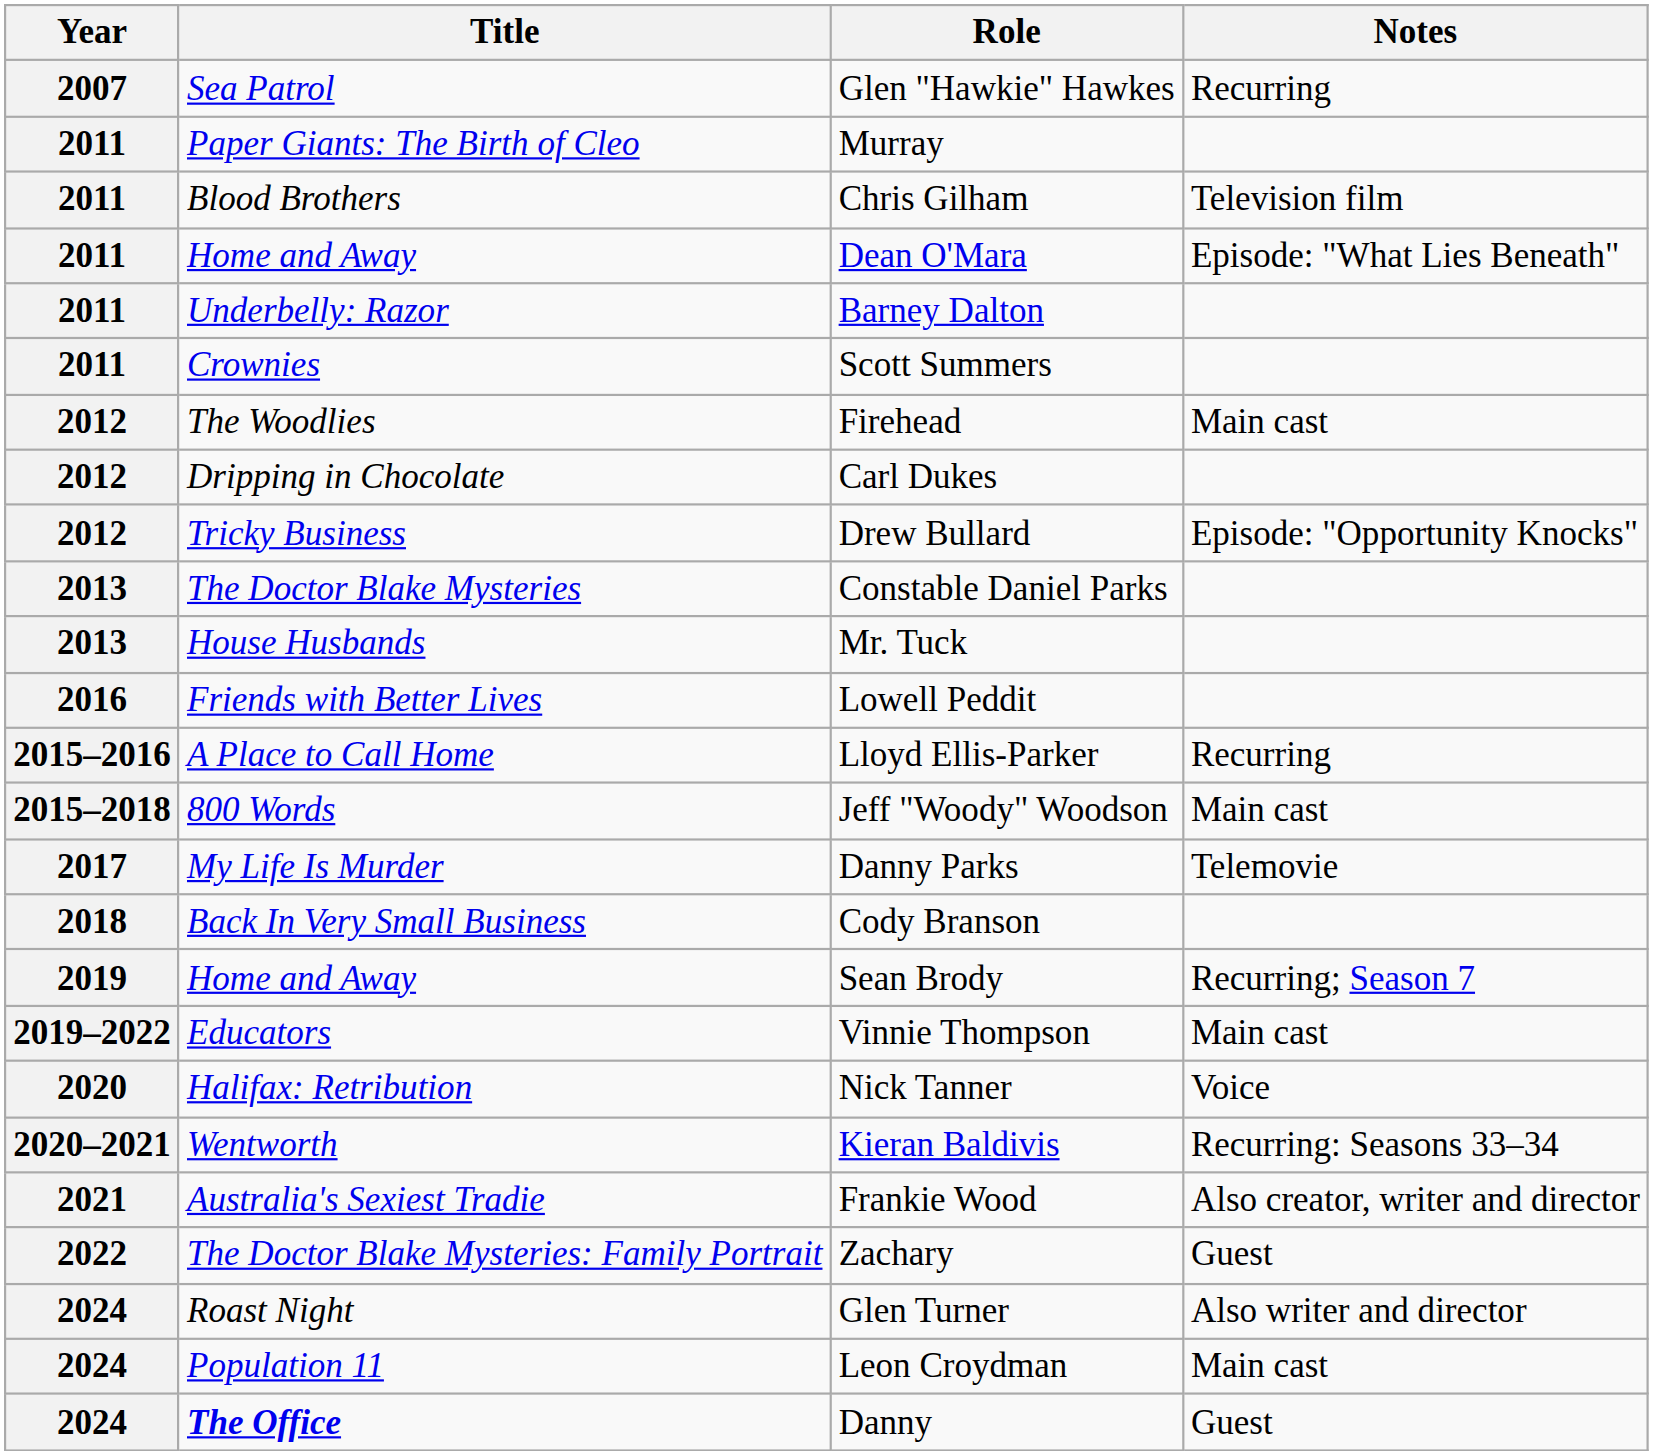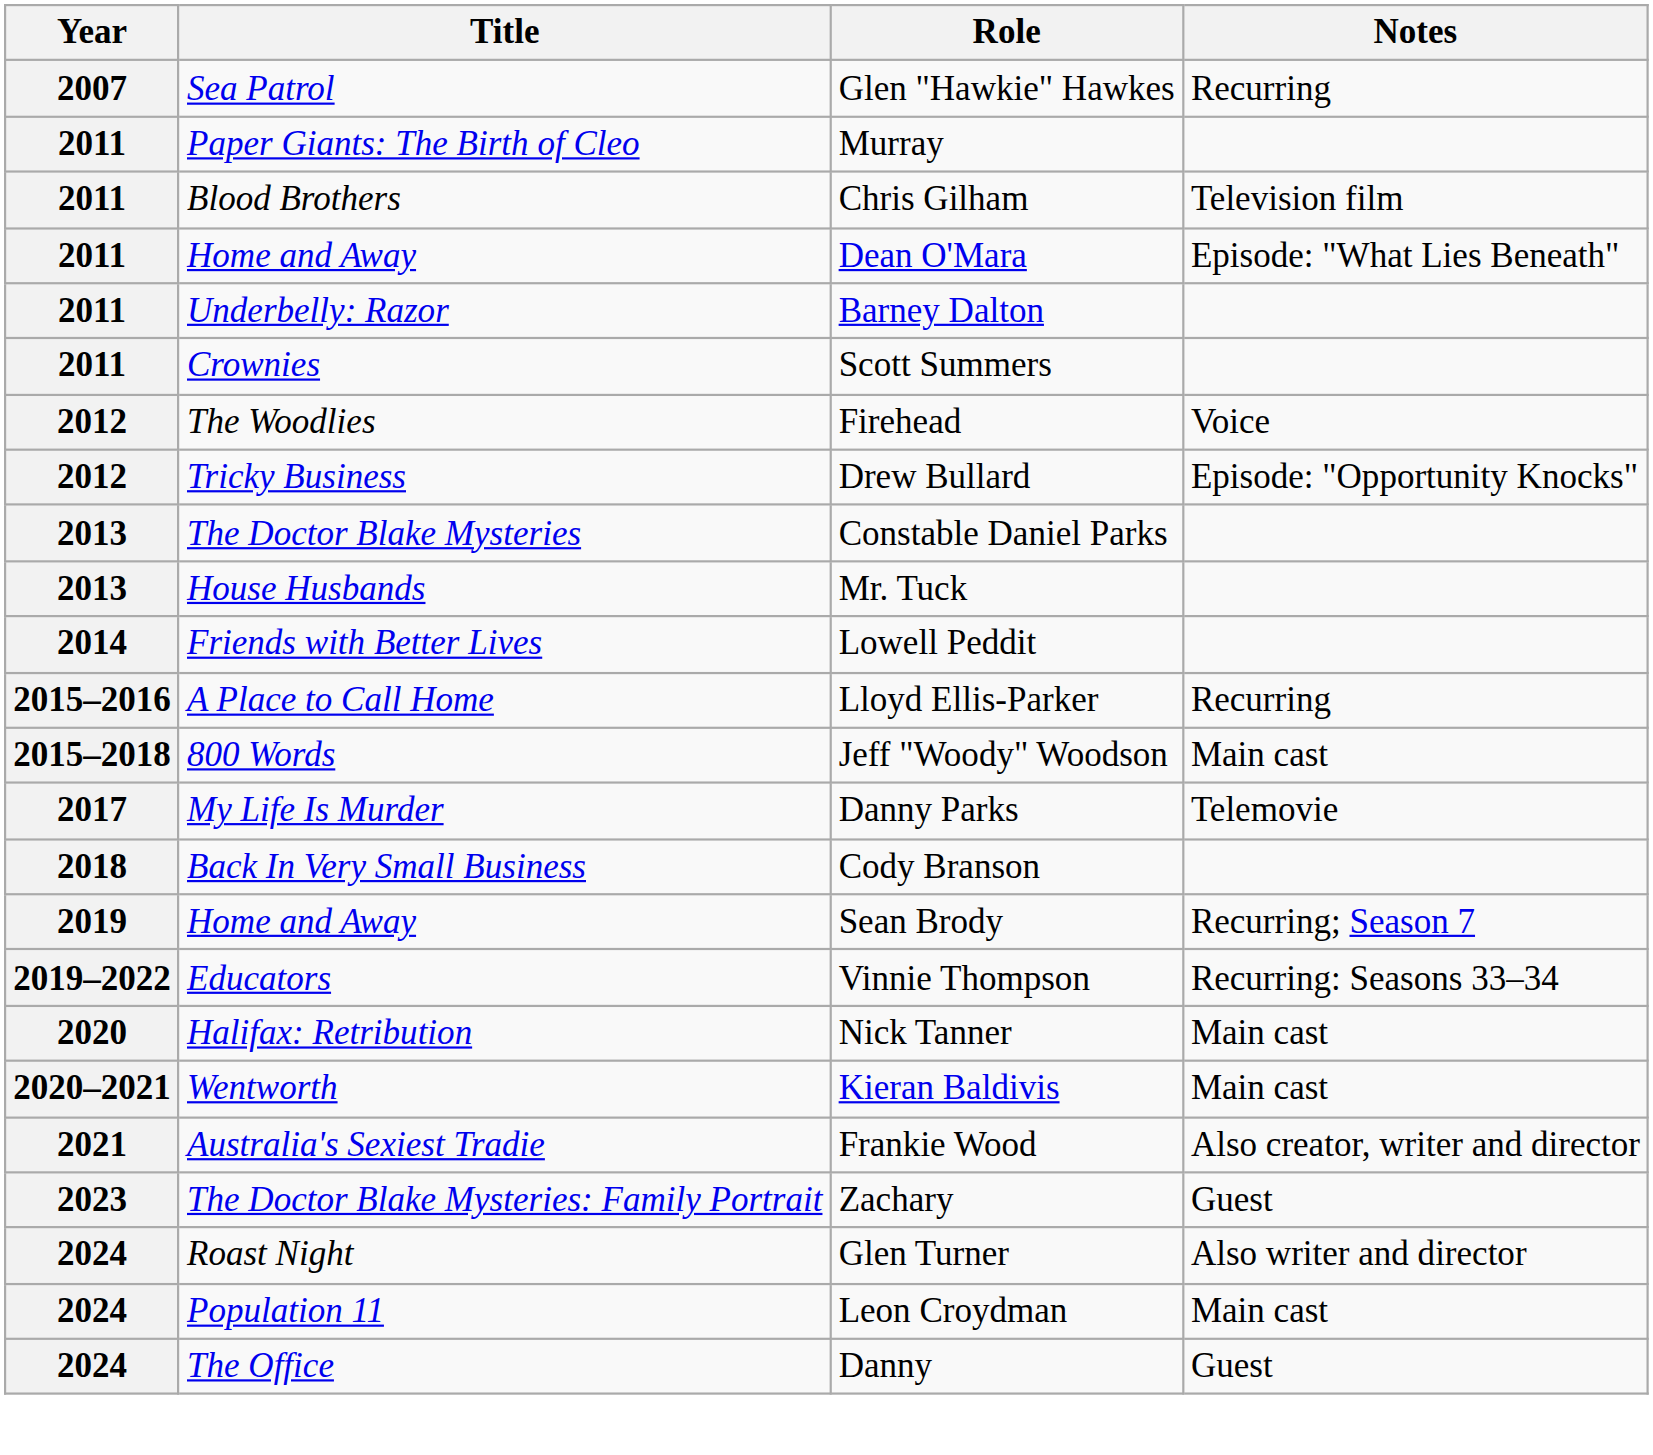(1259, 421) Main cast -> (1230, 421) Voice
- row: (918, 476)
(92, 699) 2016 -> (92, 643) 2014
(1259, 1032) Main cast -> (1375, 976) Recurring: Seasons 33–34
(1230, 1088) Voice -> (1259, 1032) Main cast
(1375, 1143) Recurring: Seasons 33–34 -> (1259, 1088) Main cast
(92, 1254) 2022 -> (92, 1199) 2023
(264, 1421) bold -> (260, 1365) normal
